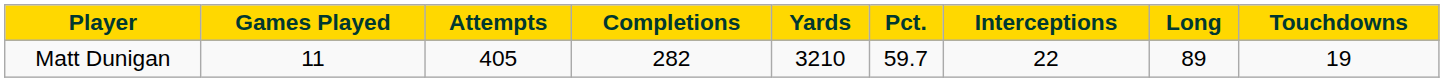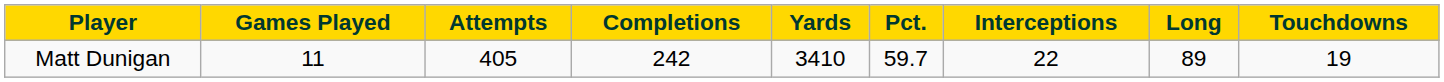(672, 58) 282 -> (672, 58) 242
(820, 58) 3210 -> (820, 58) 3410
